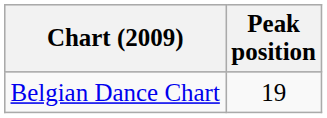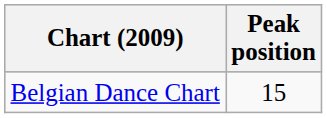(274, 91) 19 -> (274, 91) 15
